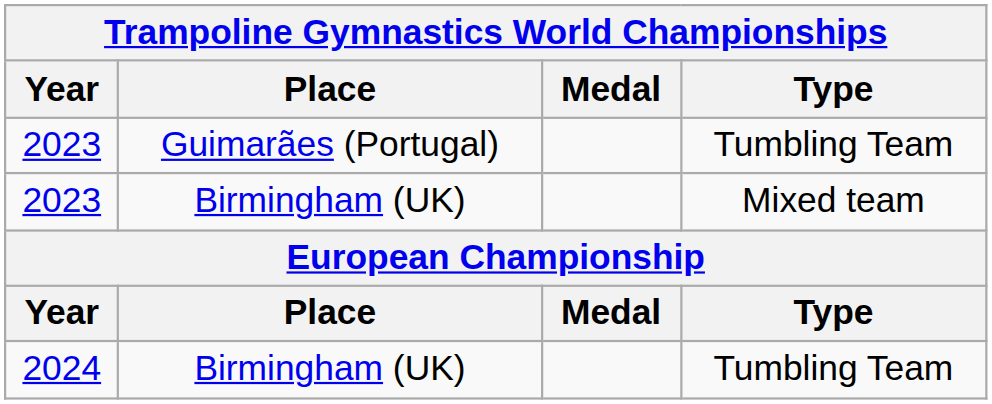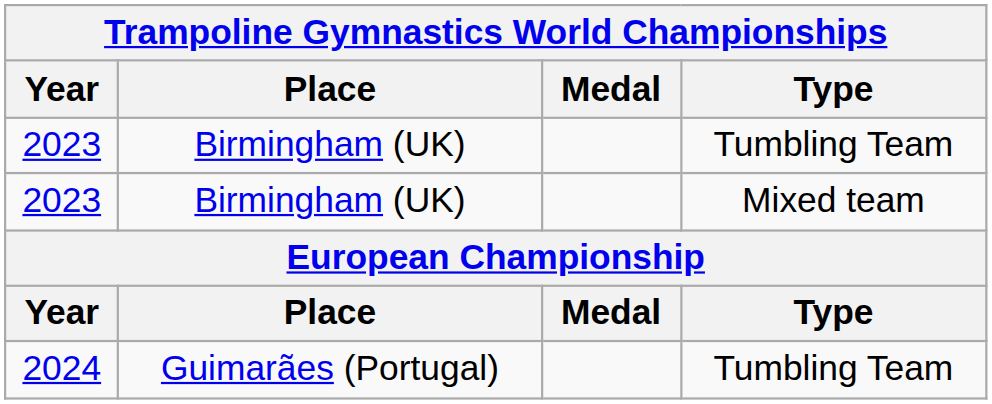(330, 144) Guimarães (Portugal) -> (330, 144) Birmingham (UK)
(330, 369) Birmingham (UK) -> (330, 369) Guimarães (Portugal)
